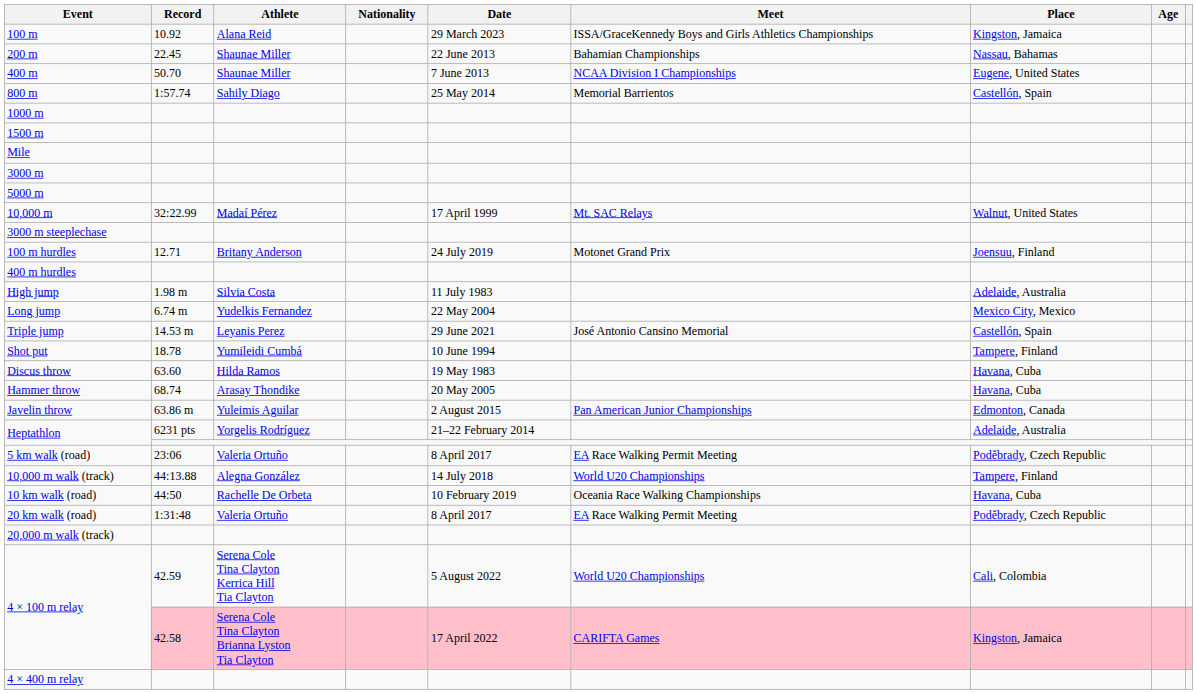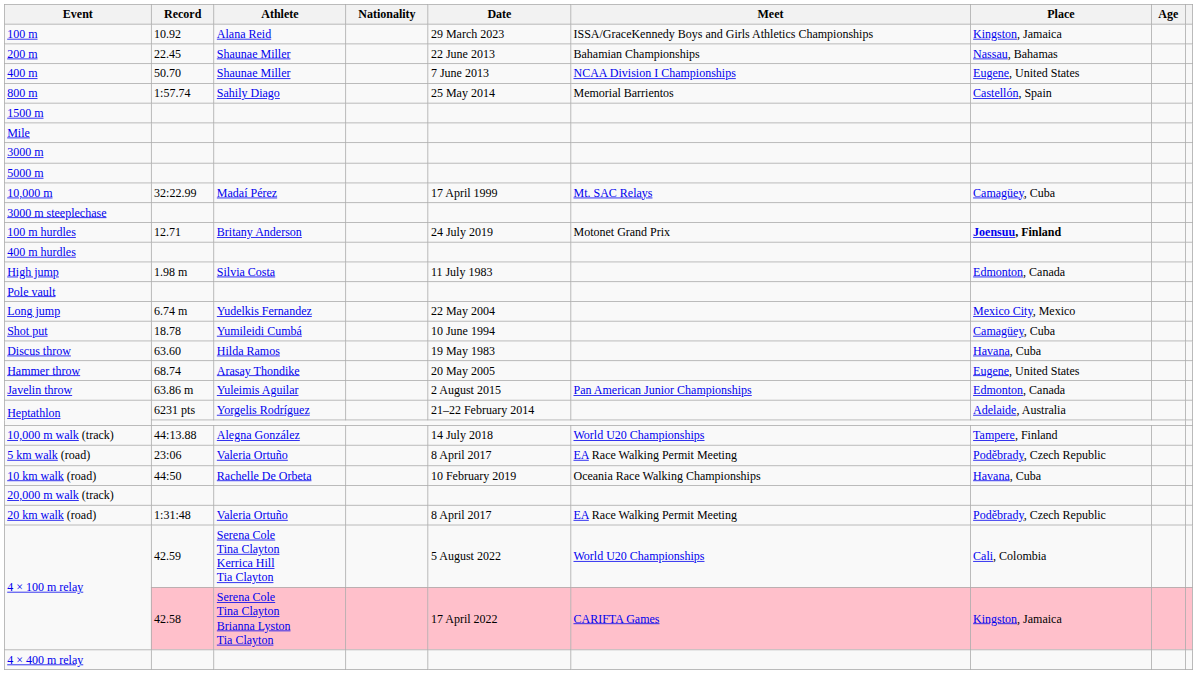- row: (25, 113)
(1025, 212) Walnut, United States -> (1014, 192) Camagüey, Cuba
(1014, 252) normal -> (1017, 232) bold
(1019, 291) Adelaide, Australia -> (1019, 271) Edmonton, Canada
+ row: (31, 291)
- row: (35, 331)
(1015, 351) Tampere, Finland -> (1014, 331) Camagüey, Cuba
(1007, 390) Havana, Cuba -> (1026, 370) Eugene, United States
rows swapped: (49, 455) <-> (60, 475)
rows swapped: (60, 534) <-> (52, 515)
